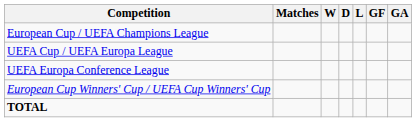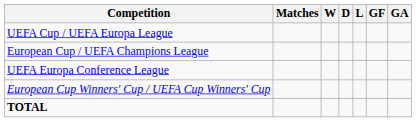rows swapped: (108, 32) <-> (90, 51)
